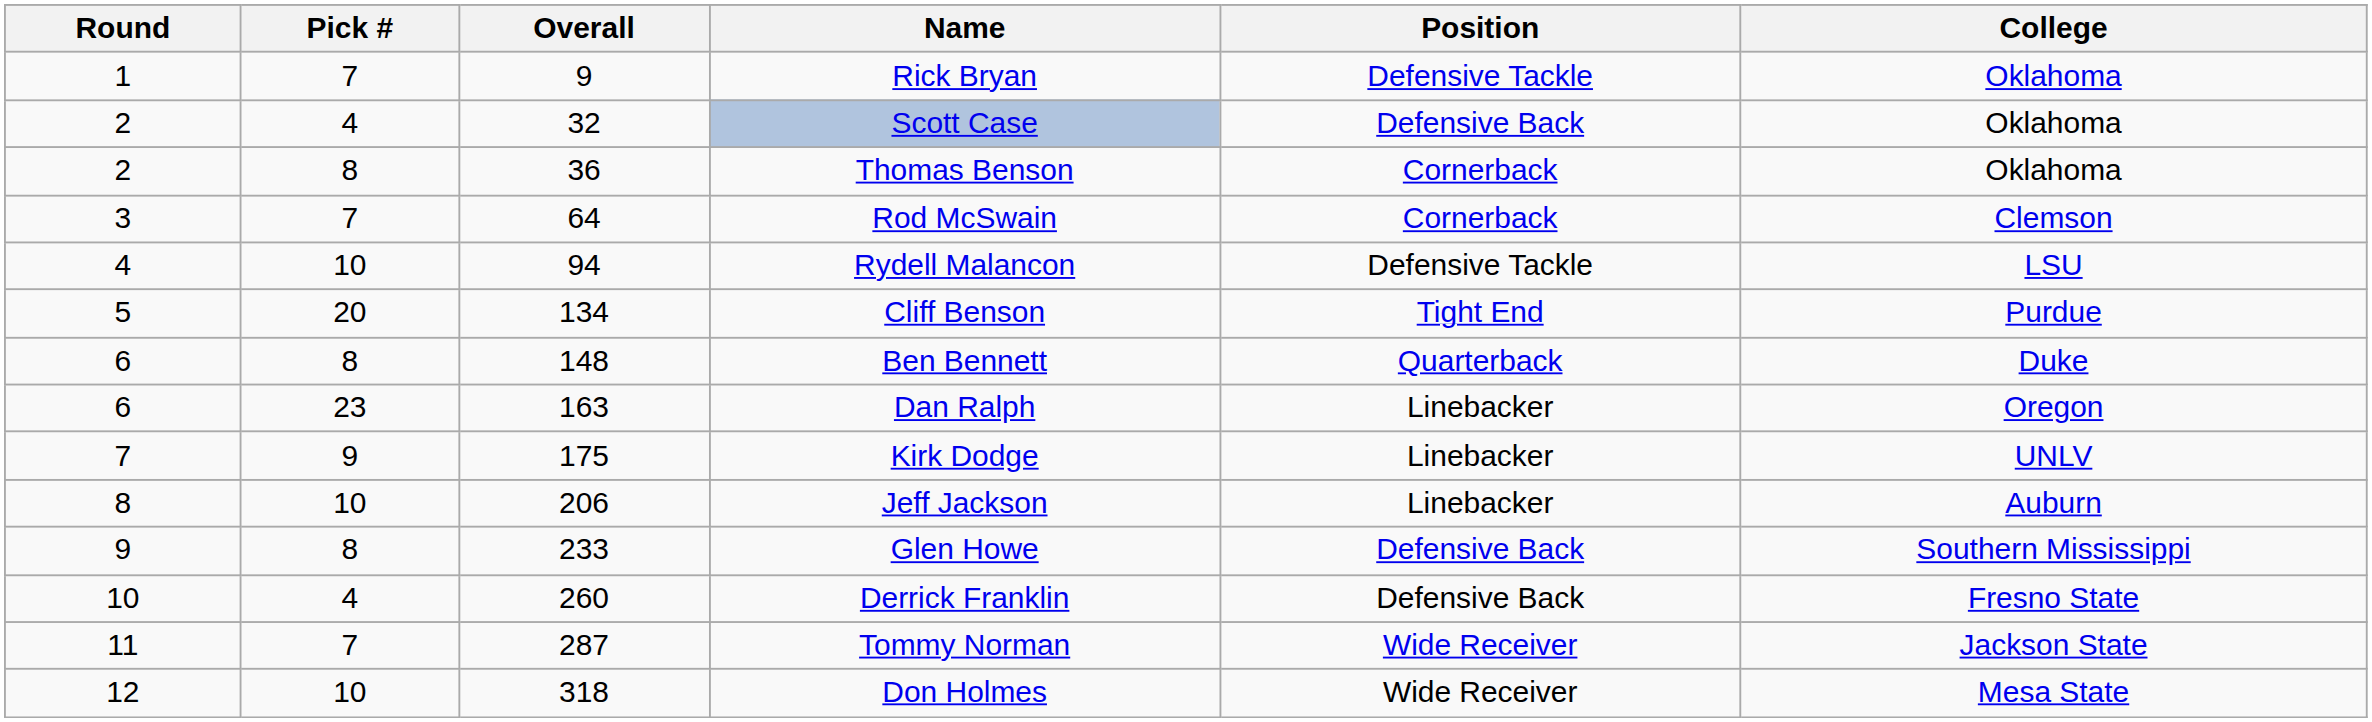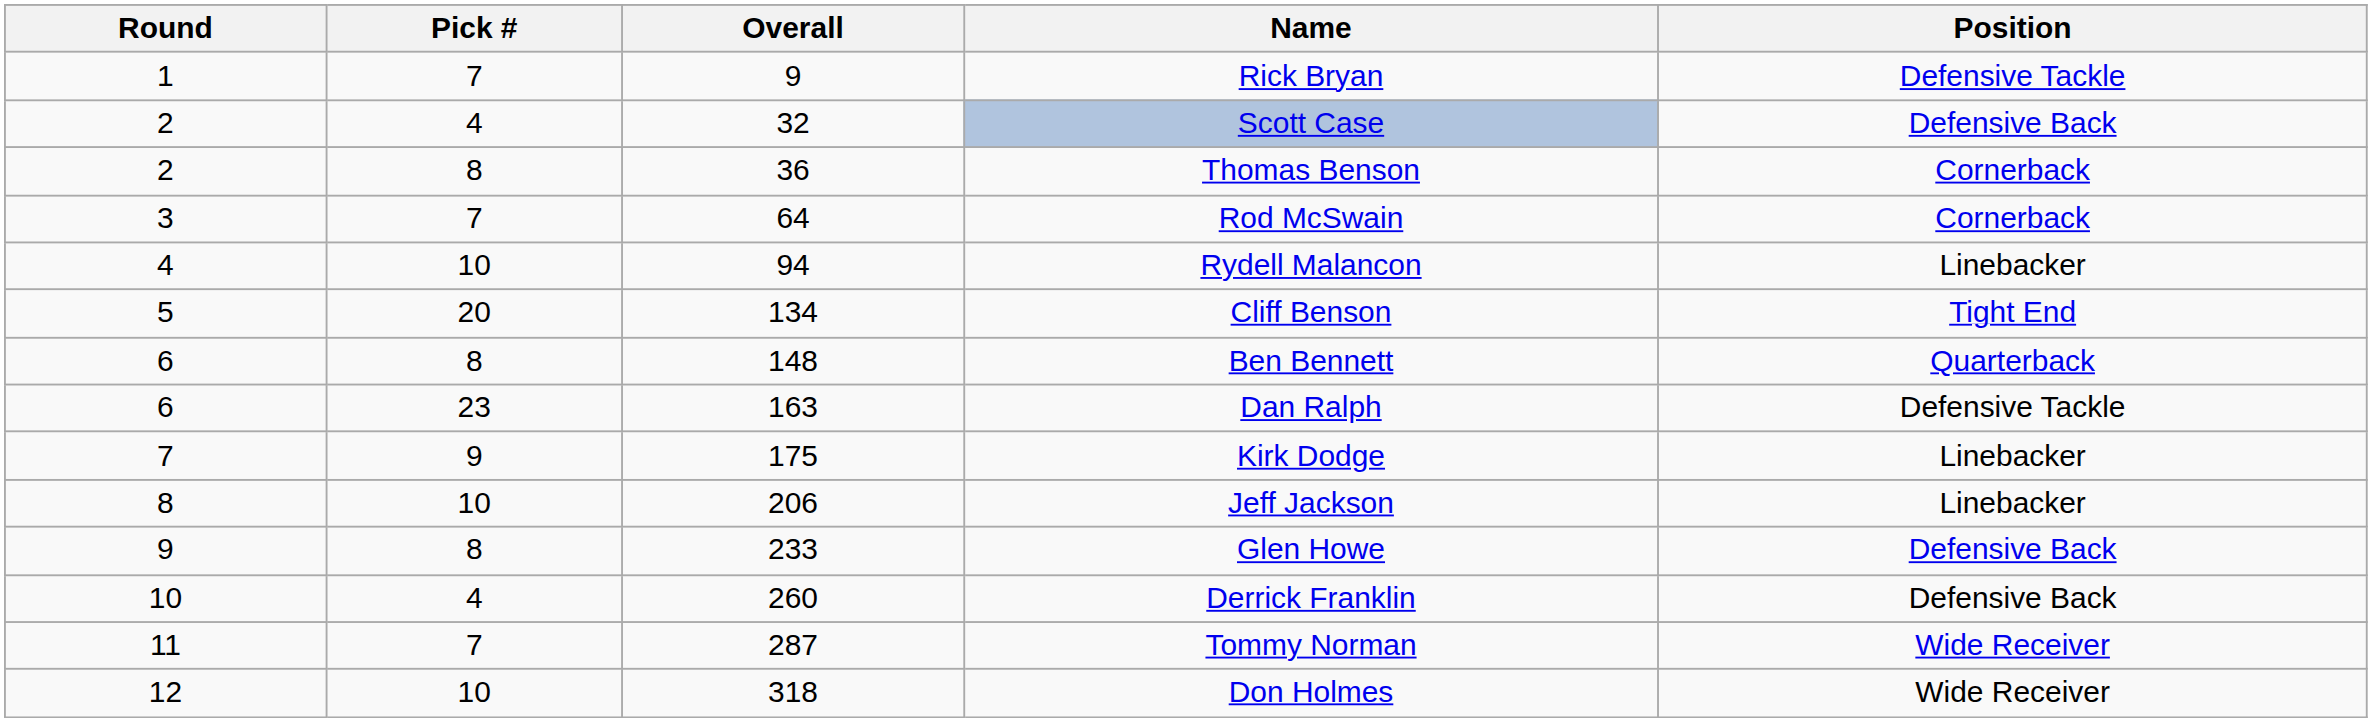- column: (2054, 28)
(1480, 265) Defensive Tackle -> (2013, 265) Linebacker
(1480, 407) Linebacker -> (2013, 407) Defensive Tackle
